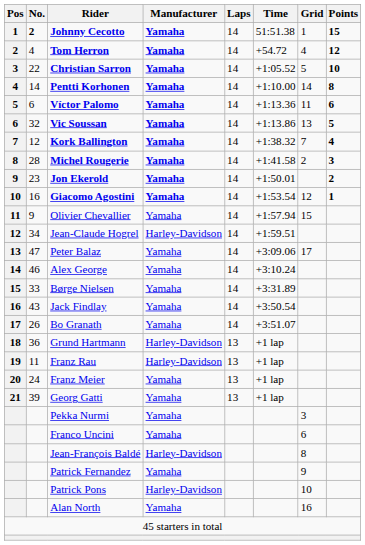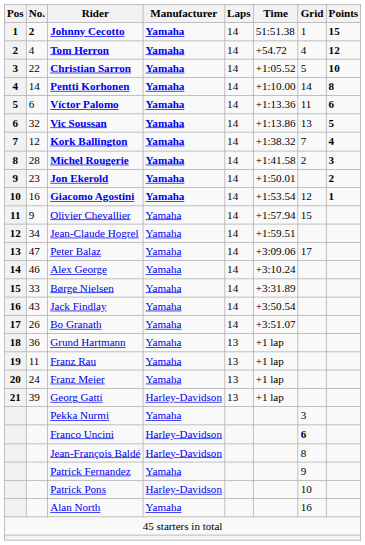(184, 233) Harley-Davidson -> (163, 233) Yamaha
(184, 343) Harley-Davidson -> (163, 343) Yamaha
(184, 361) Harley-Davidson -> (163, 361) Yamaha
(163, 398) Yamaha -> (184, 398) Harley-Davidson
(163, 434) Yamaha -> (184, 434) Harley-Davidson
(303, 434) normal -> (303, 434) bold
